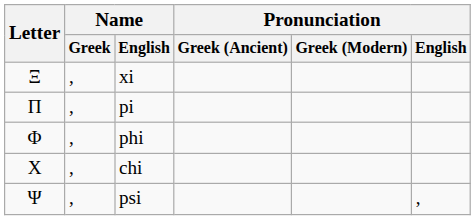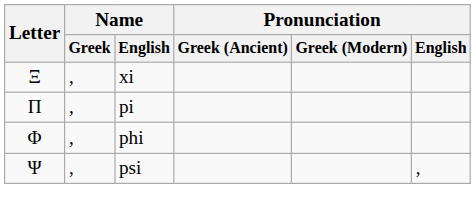- row: (131, 168)
